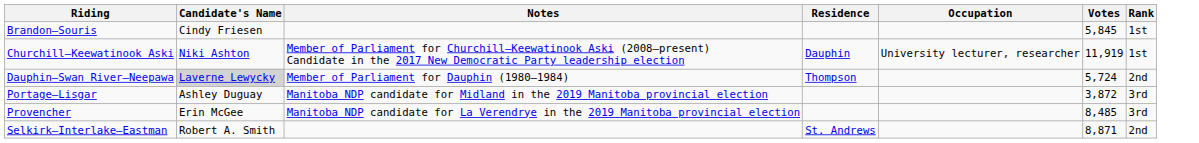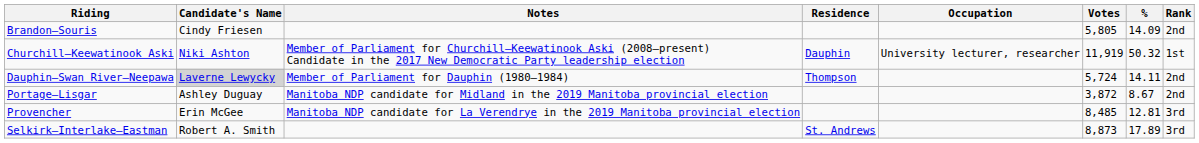+ column: (1145, 13)
(1101, 30) 5,845 -> (1101, 30) 5,805
(1138, 30) 1st -> (1175, 30) 2nd
(1138, 95) 3rd -> (1175, 95) 2nd
(1101, 130) 8,871 -> (1101, 130) 8,873
(1138, 130) 2nd -> (1175, 130) 3rd
